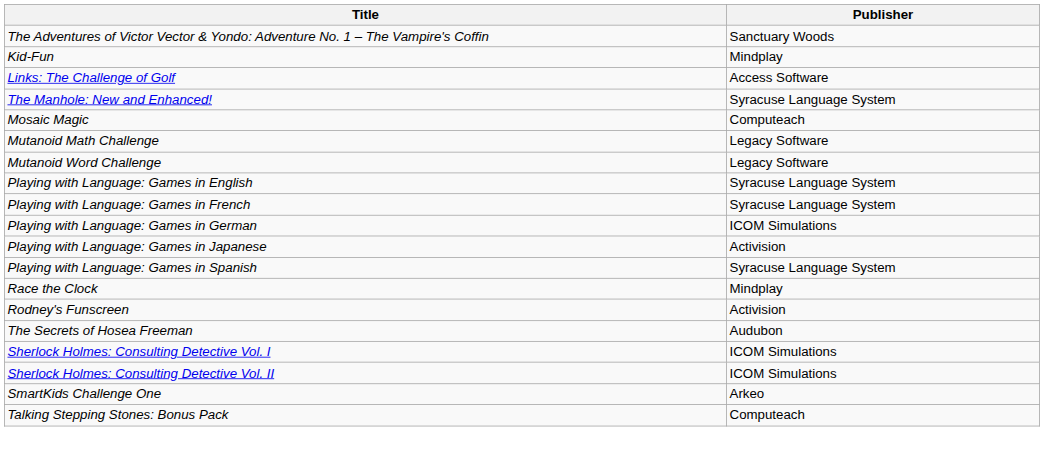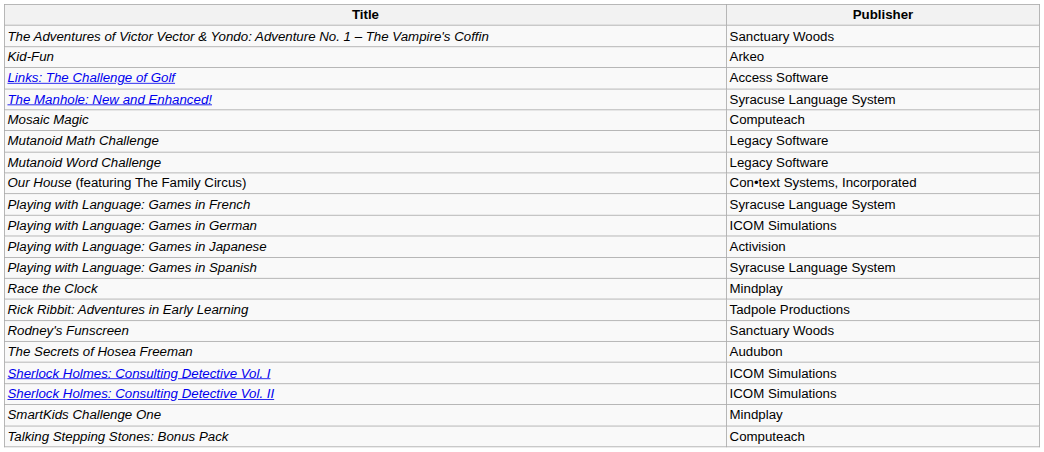(756, 57) Mindplay -> (747, 57) Arkeo
+ row: (127, 183)
- row: (130, 183)
+ row: (128, 309)
(758, 309) Activision -> (782, 330) Sanctuary Woods
(747, 394) Arkeo -> (756, 415) Mindplay
